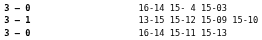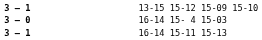rows swapped: (183, 8) <-> (198, 20)
(17, 33) 3 – 0 -> (17, 33) 3 – 1
